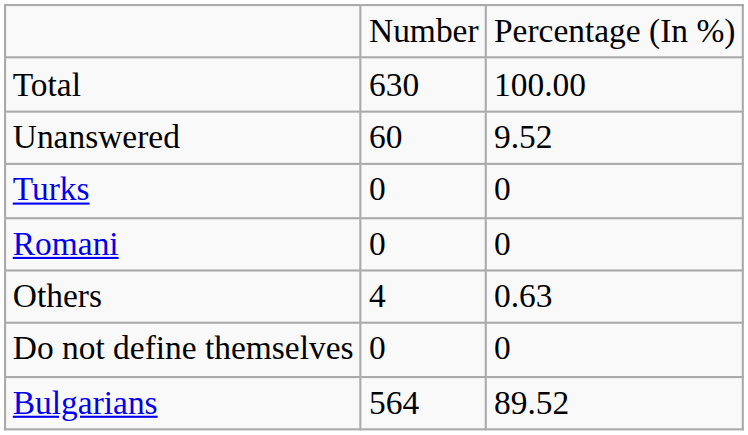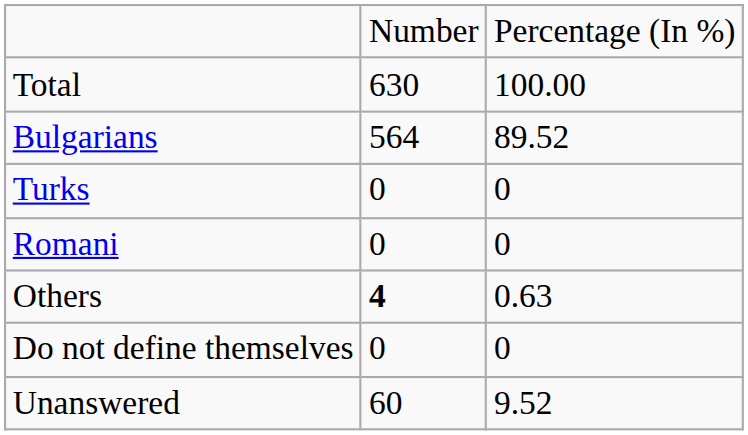rows swapped: (85, 402) <-> (96, 137)
(377, 296) normal -> (377, 296) bold
